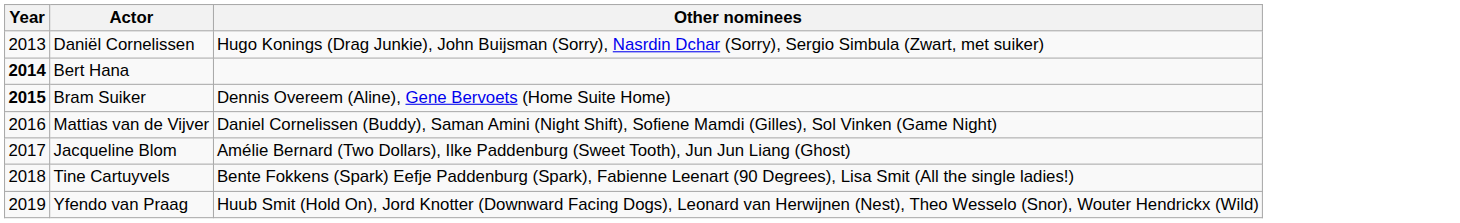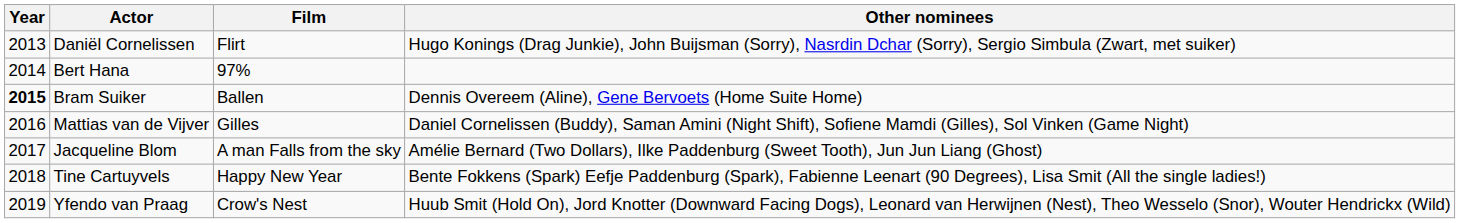+ column: (309, 17)
(27, 71) bold -> (27, 71) normal
